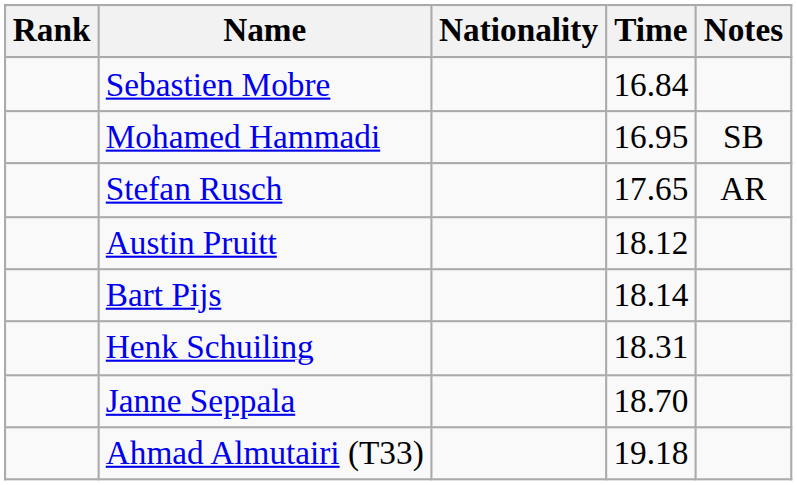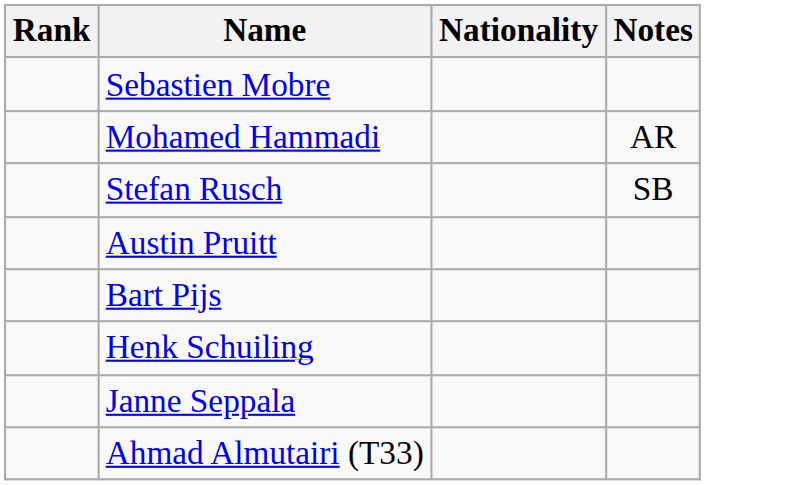- column: (651, 30)
(743, 136) SB -> (653, 136) AR
(743, 189) AR -> (653, 189) SB
